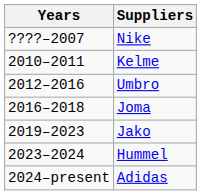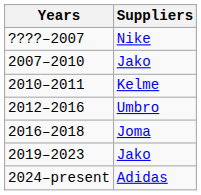+ row: (46, 62)
- row: (46, 155)
